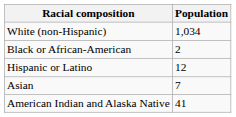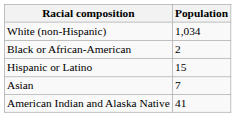(181, 67) 12 -> (181, 67) 15
